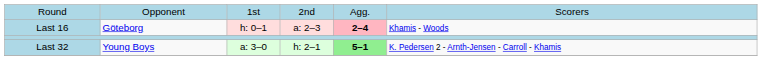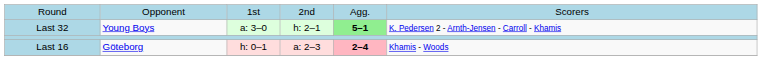rows swapped: (52, 47) <-> (52, 27)
